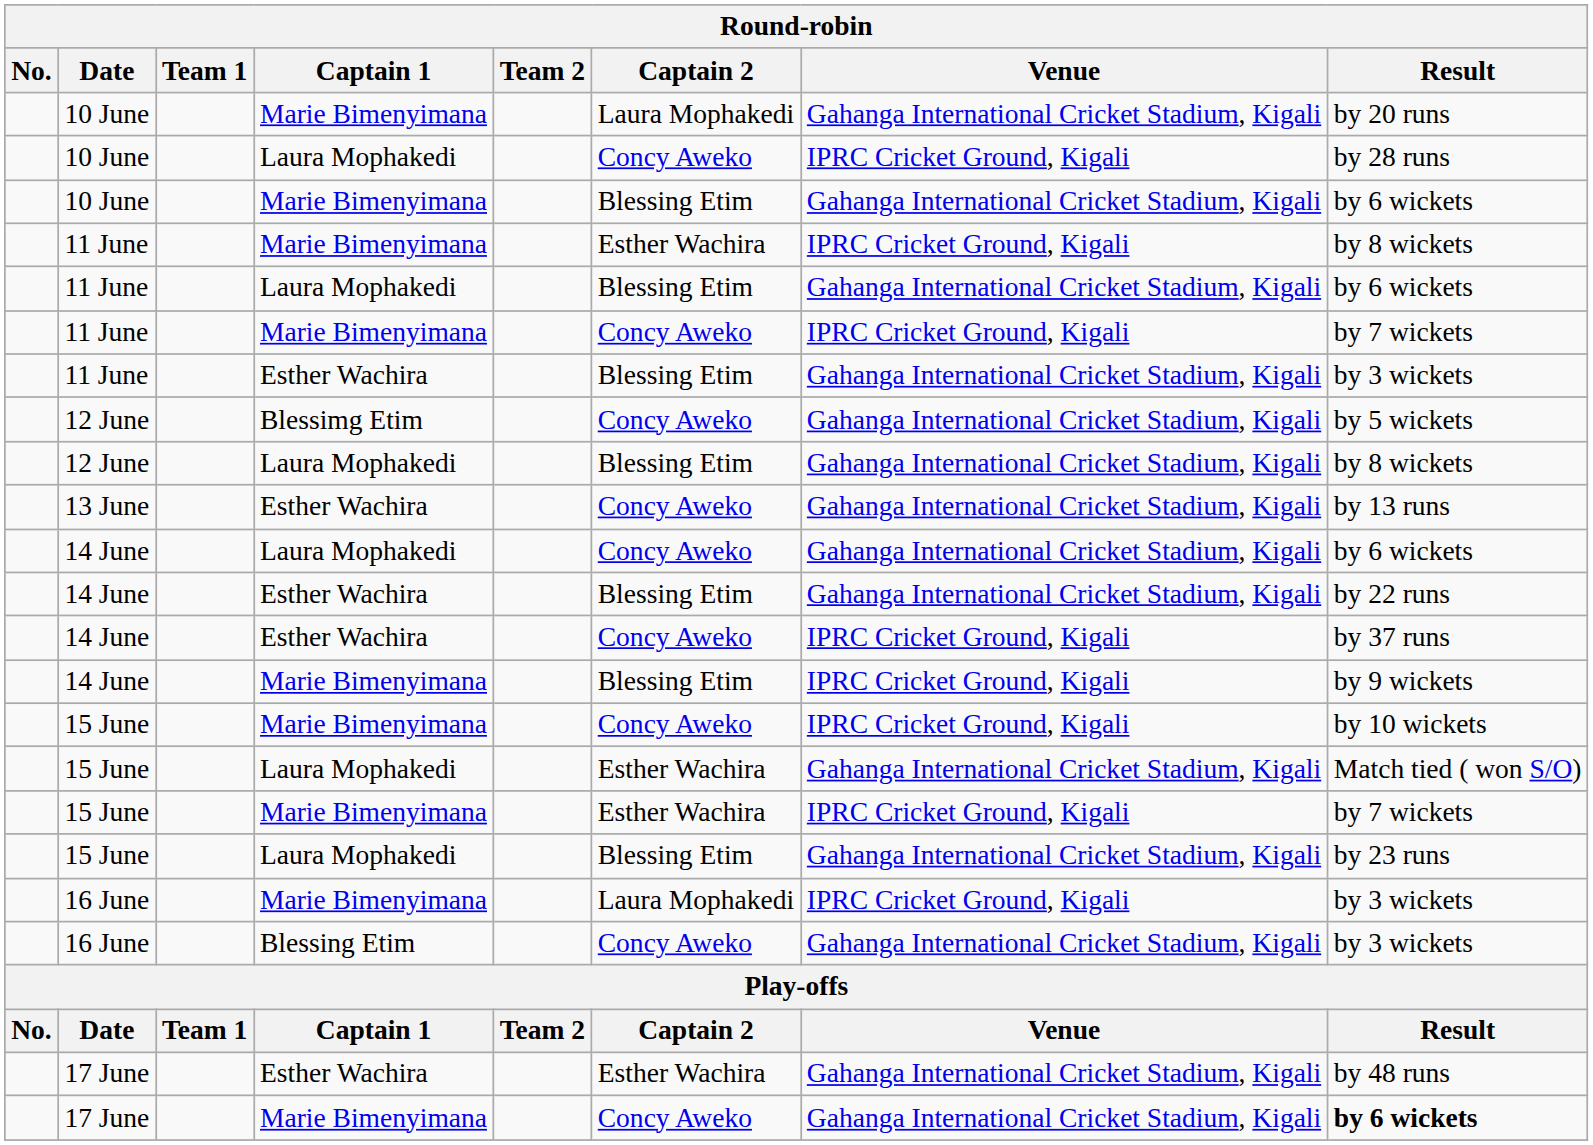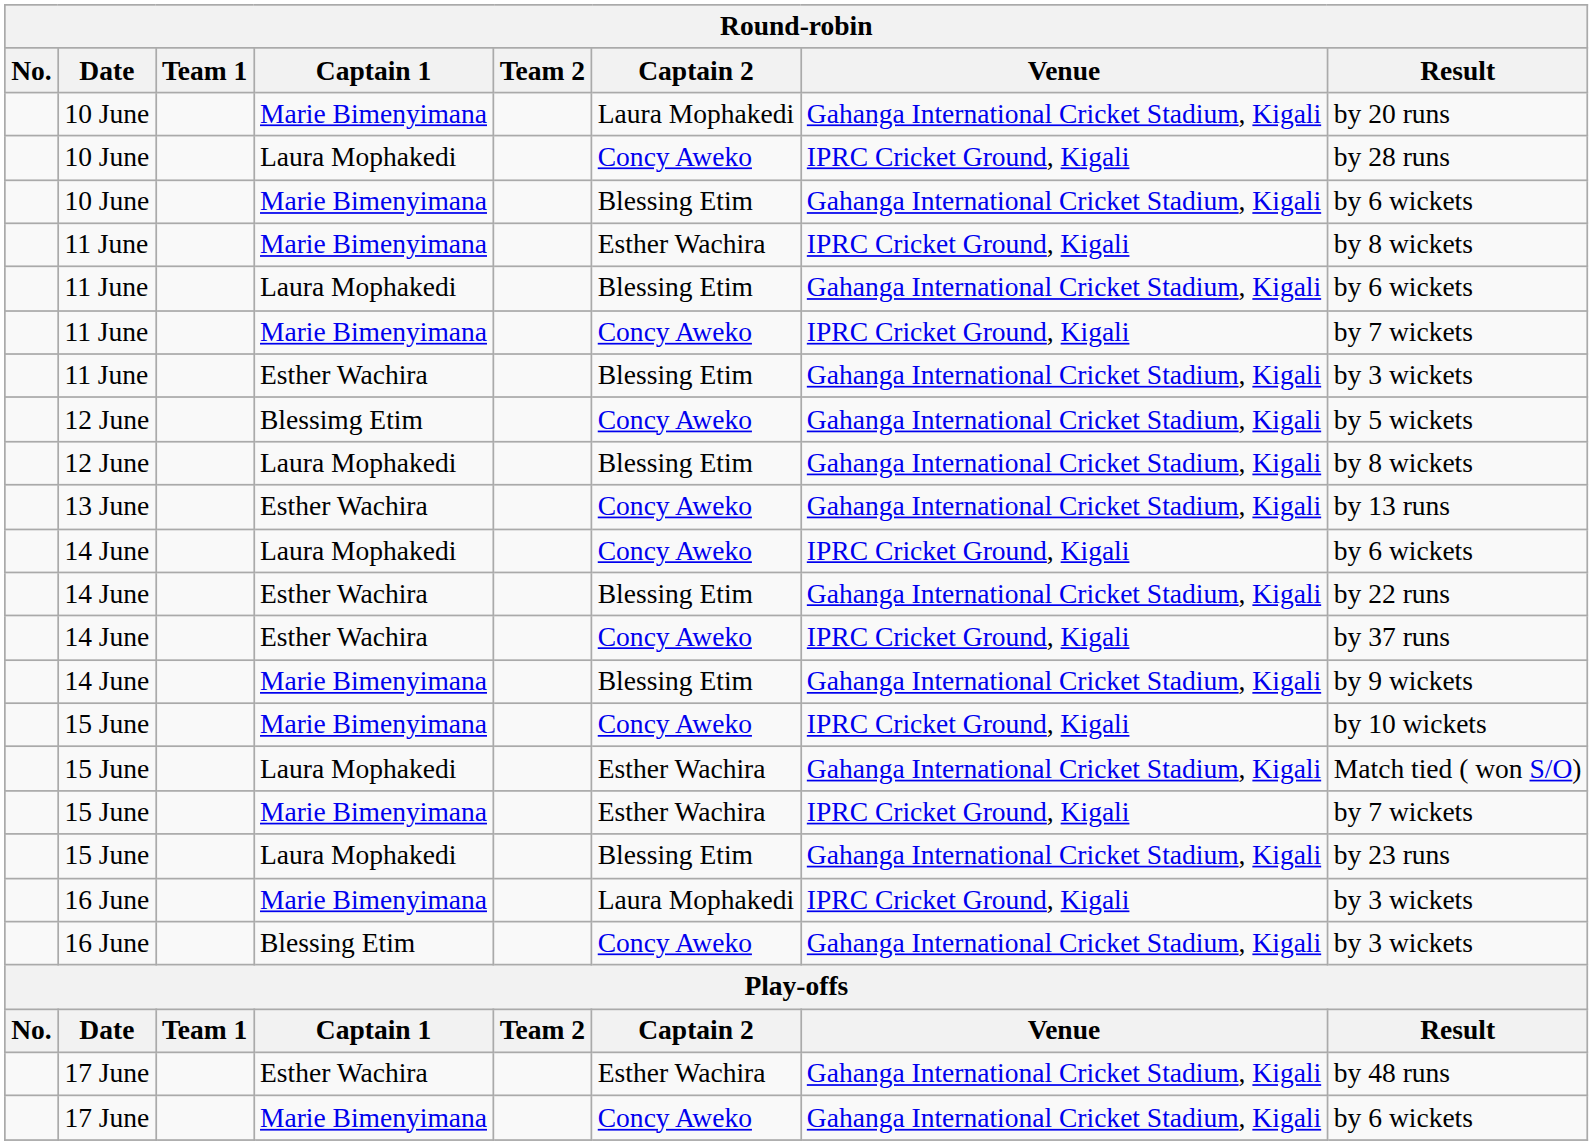(1064, 550) Gahanga International Cricket Stadium, Kigali -> (968, 550) IPRC Cricket Ground, Kigali
(968, 680) IPRC Cricket Ground, Kigali -> (1064, 680) Gahanga International Cricket Stadium, Kigali
(1406, 1117) bold -> (1403, 1117) normal
